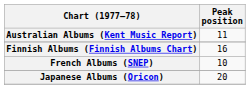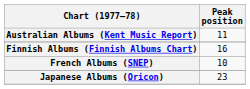(222, 77) 20 -> (222, 77) 23
